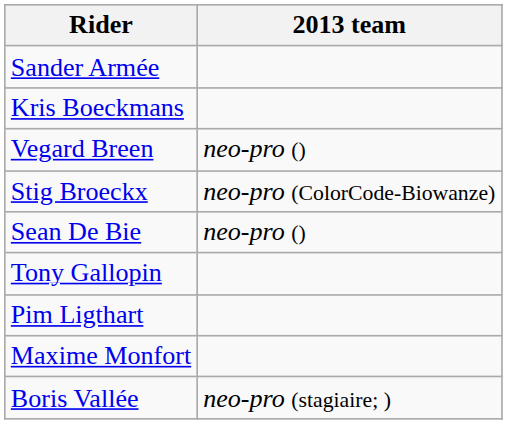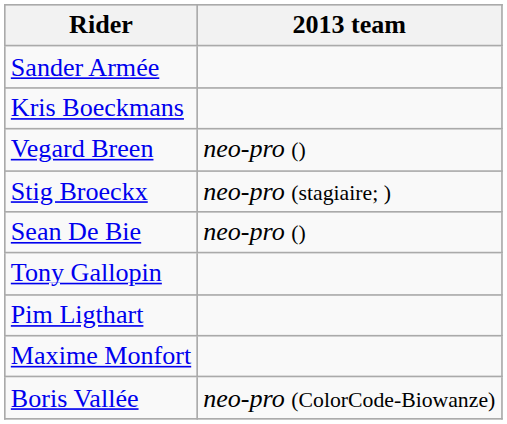(349, 190) neo-pro (ColorCode-Biowanze) -> (297, 190) neo-pro (stagiaire; )
(297, 397) neo-pro (stagiaire; ) -> (349, 397) neo-pro (ColorCode-Biowanze)
